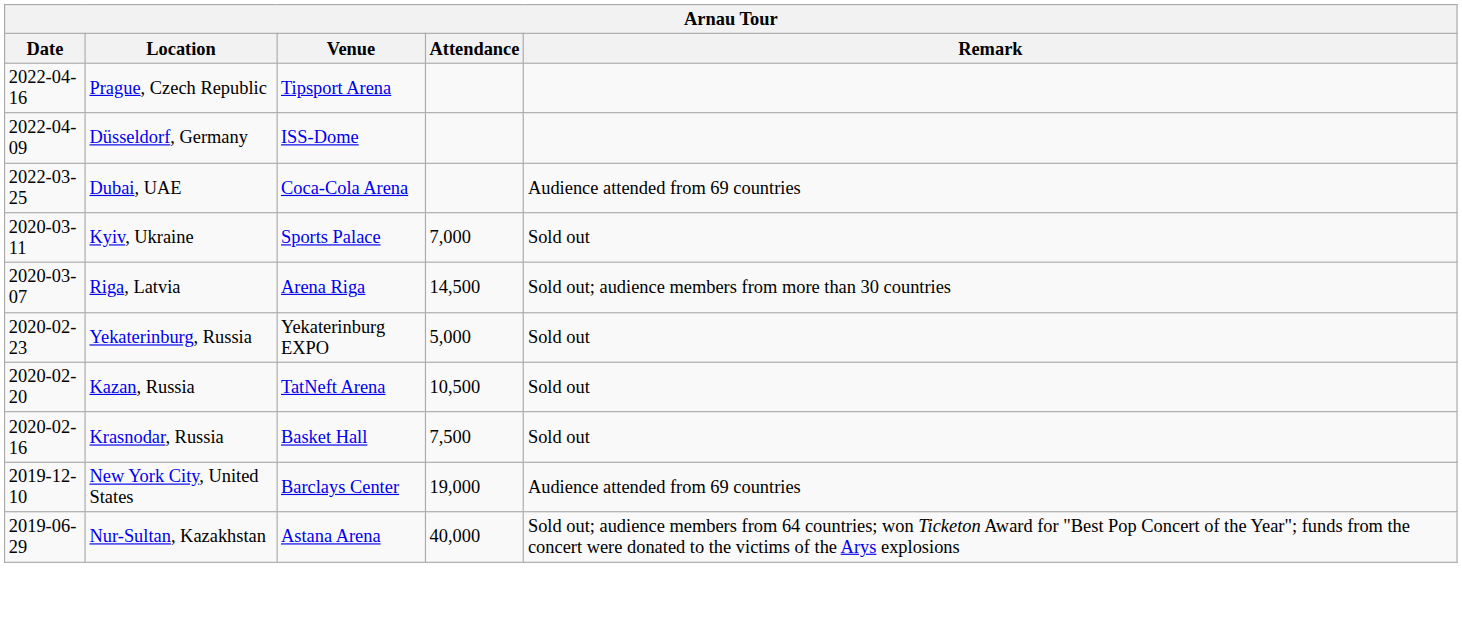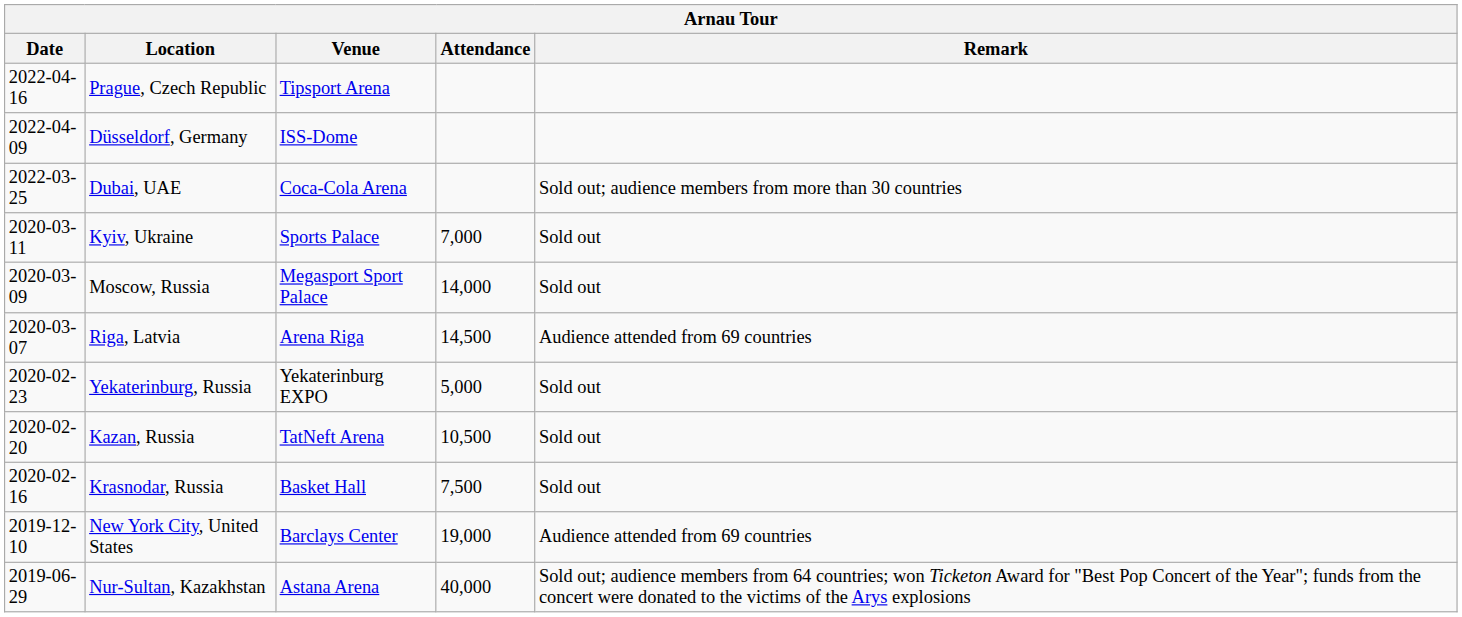(664, 187) Audience attended from 69 countries -> (750, 187) Sold out; audience members from more than 30 countries
+ row: (149, 287)
(739, 287) Sold out; audience members from more than 30 countries -> (675, 337) Audience attended from 69 countries
